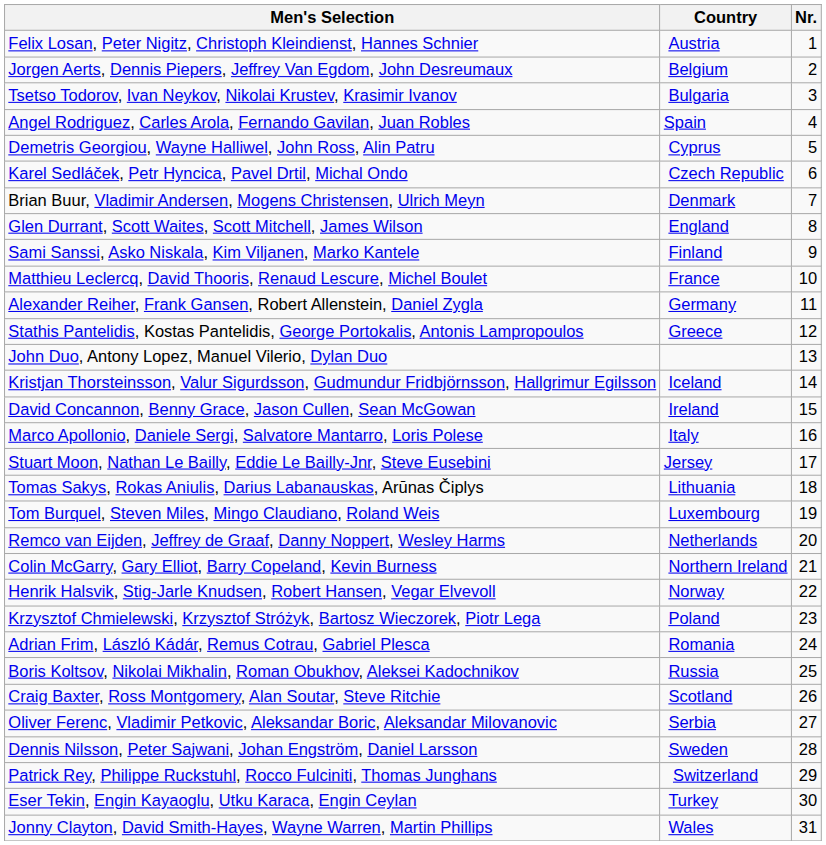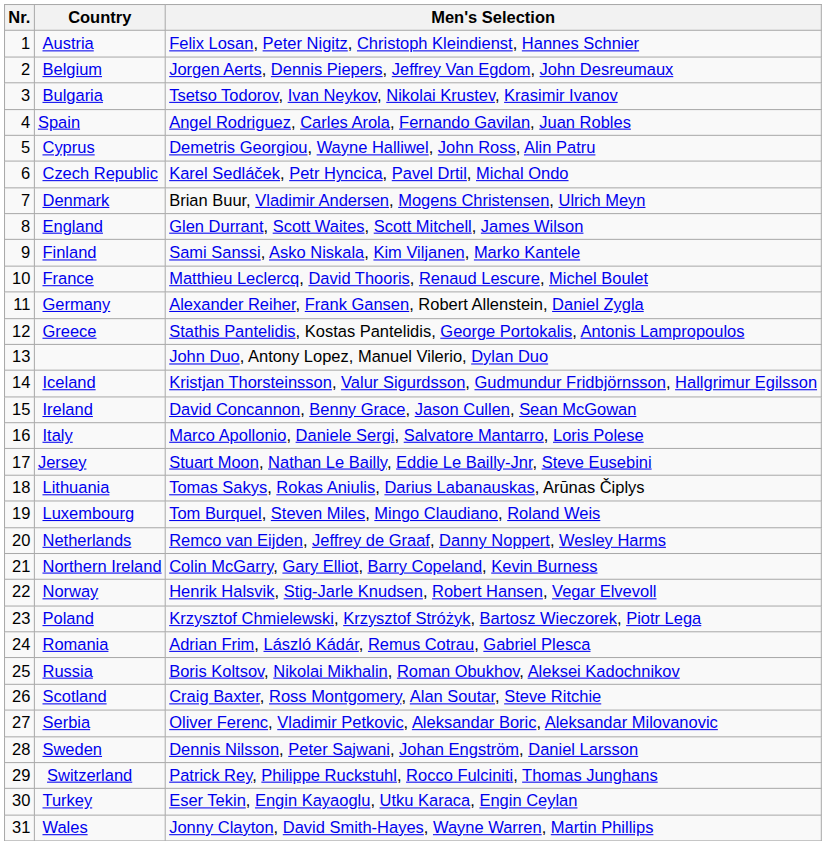columns swapped: (806, 17) <-> (332, 17)
